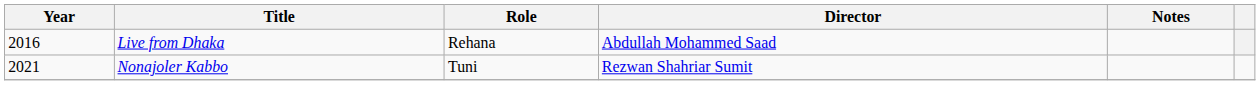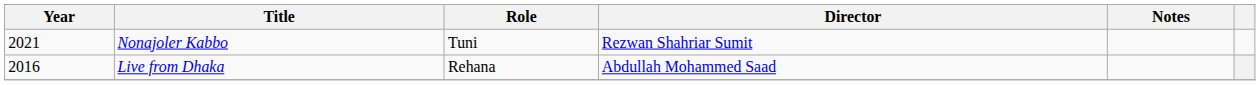rows swapped: (171, 42) <-> (173, 67)
